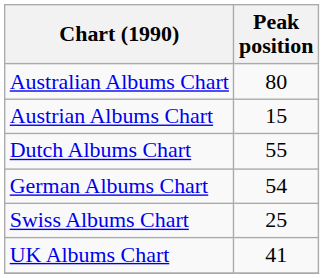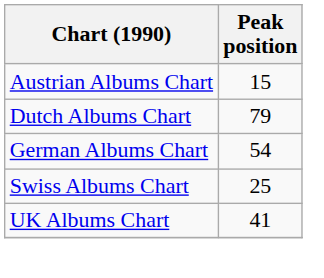- row: (119, 81)
(276, 150) 55 -> (260, 116) 79
